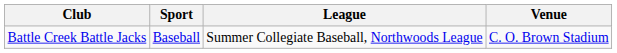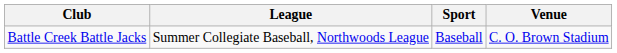columns swapped: (176, 15) <-> (345, 15)
